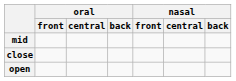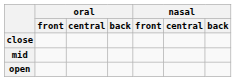rows swapped: (20, 55) <-> (20, 40)
